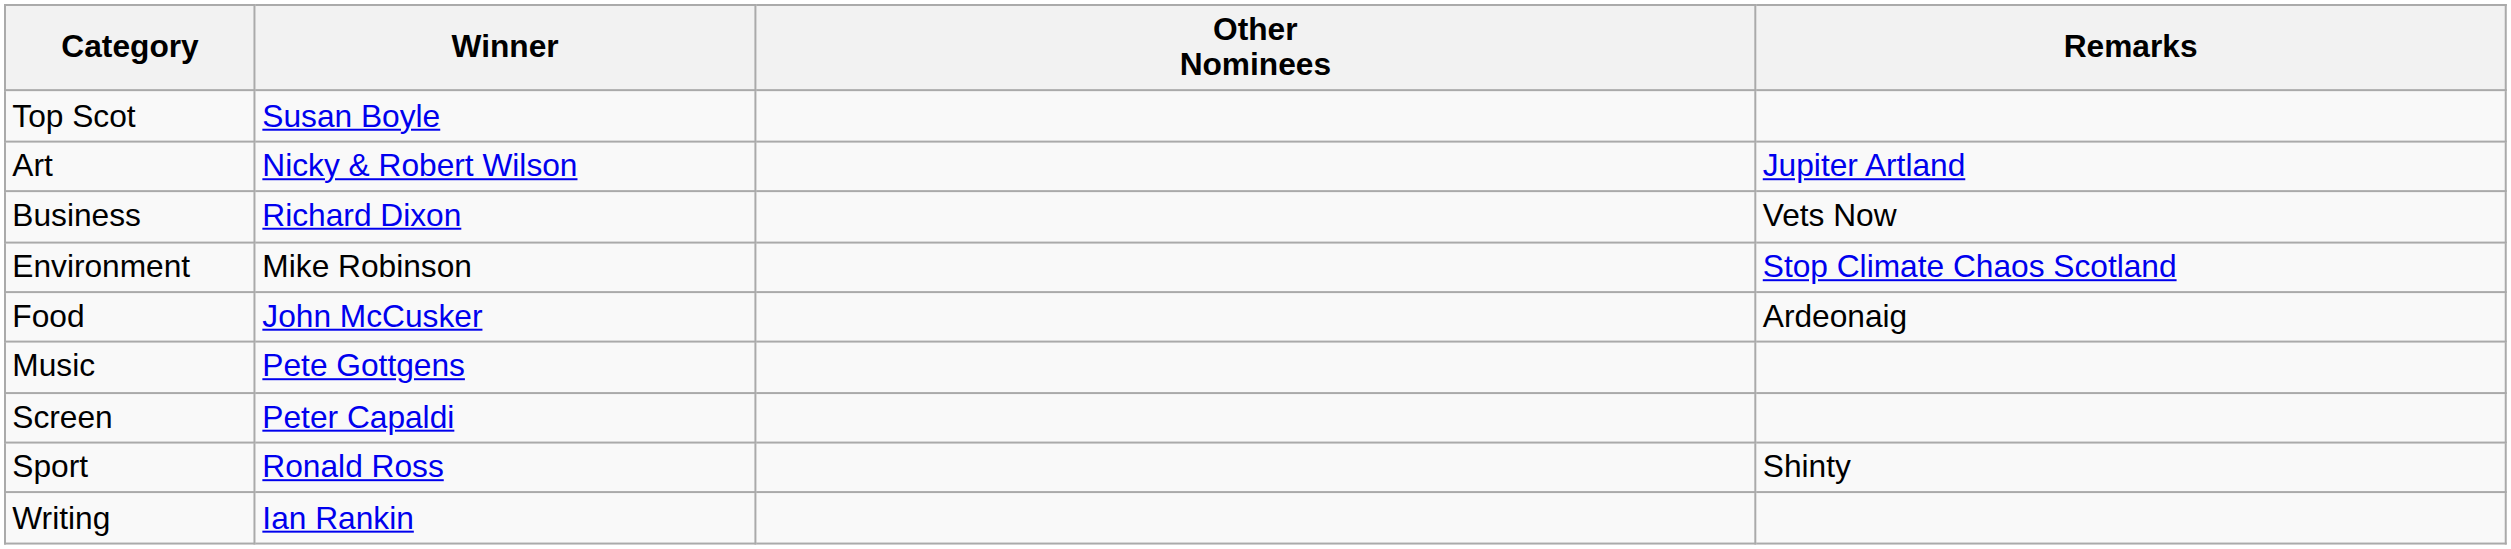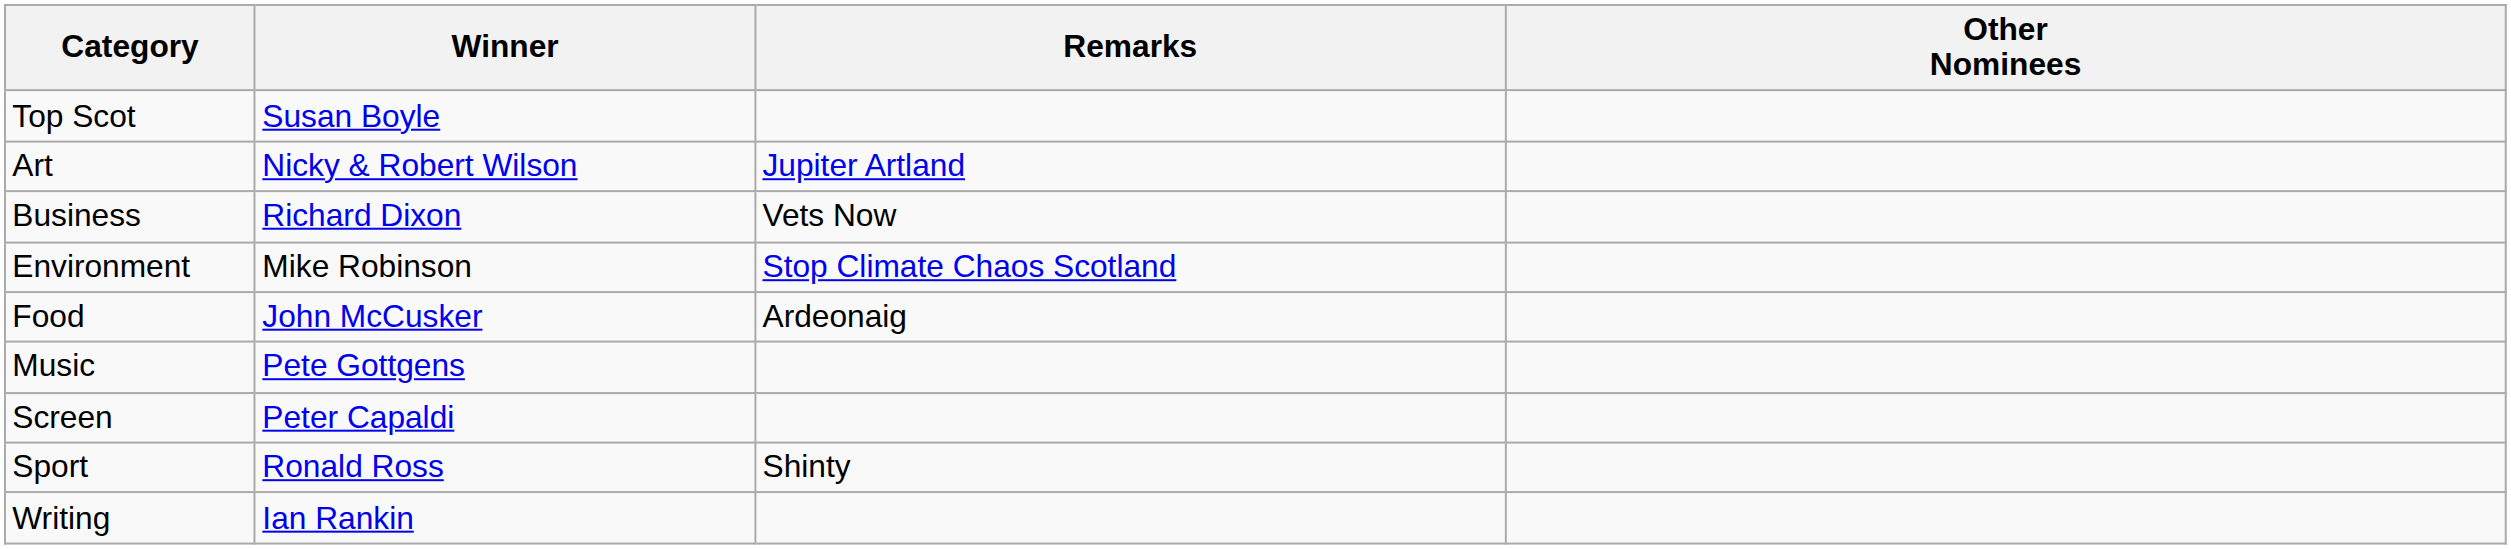columns swapped: (2131, 47) <-> (1255, 47)
